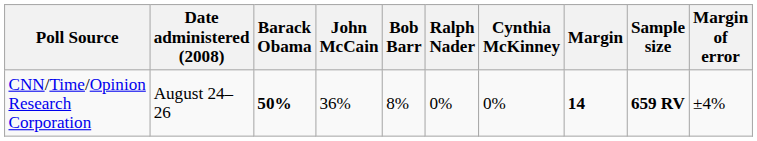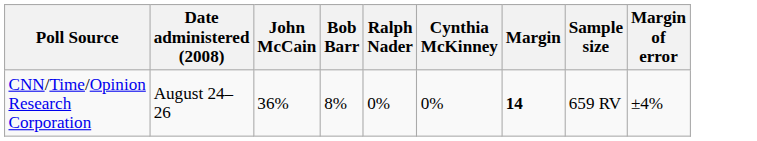- column: (284, 37)
(658, 103) bold -> (595, 103) normal
